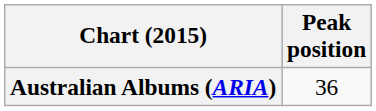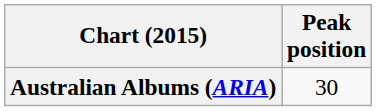(327, 86) 36 -> (327, 86) 30
